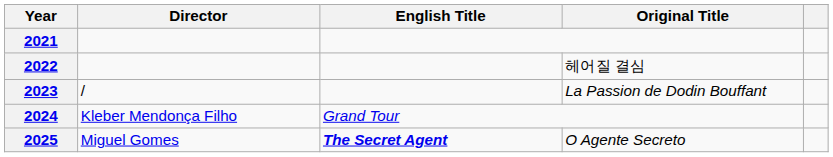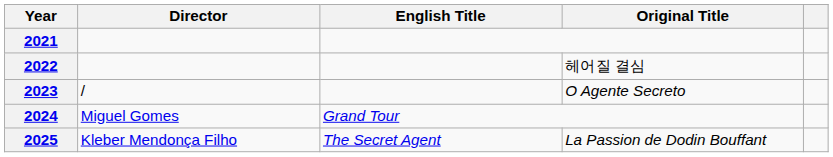(666, 91) La Passion de Dodin Bouffant -> (625, 91) O Agente Secreto
(159, 115) Kleber Mendonça Filho -> (130, 115) Miguel Gomes
(130, 139) Miguel Gomes -> (159, 139) Kleber Mendonça Filho
(385, 139) bold -> (382, 139) normal
(625, 139) O Agente Secreto -> (666, 139) La Passion de Dodin Bouffant
